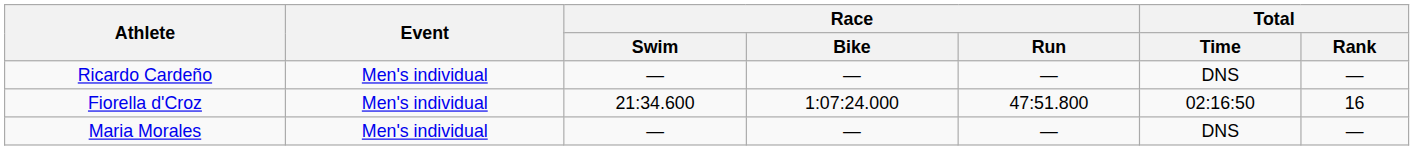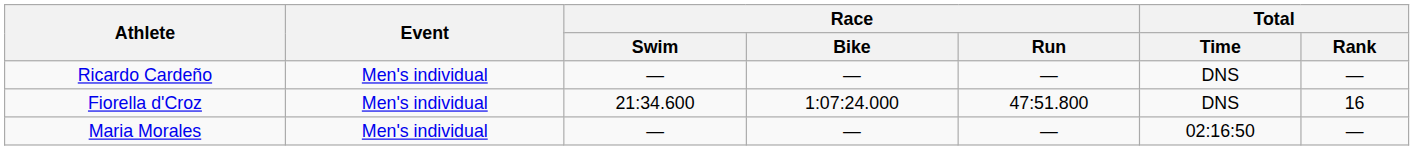(1220, 103) 02:16:50 -> (1220, 103) DNS
(1220, 131) DNS -> (1220, 131) 02:16:50
